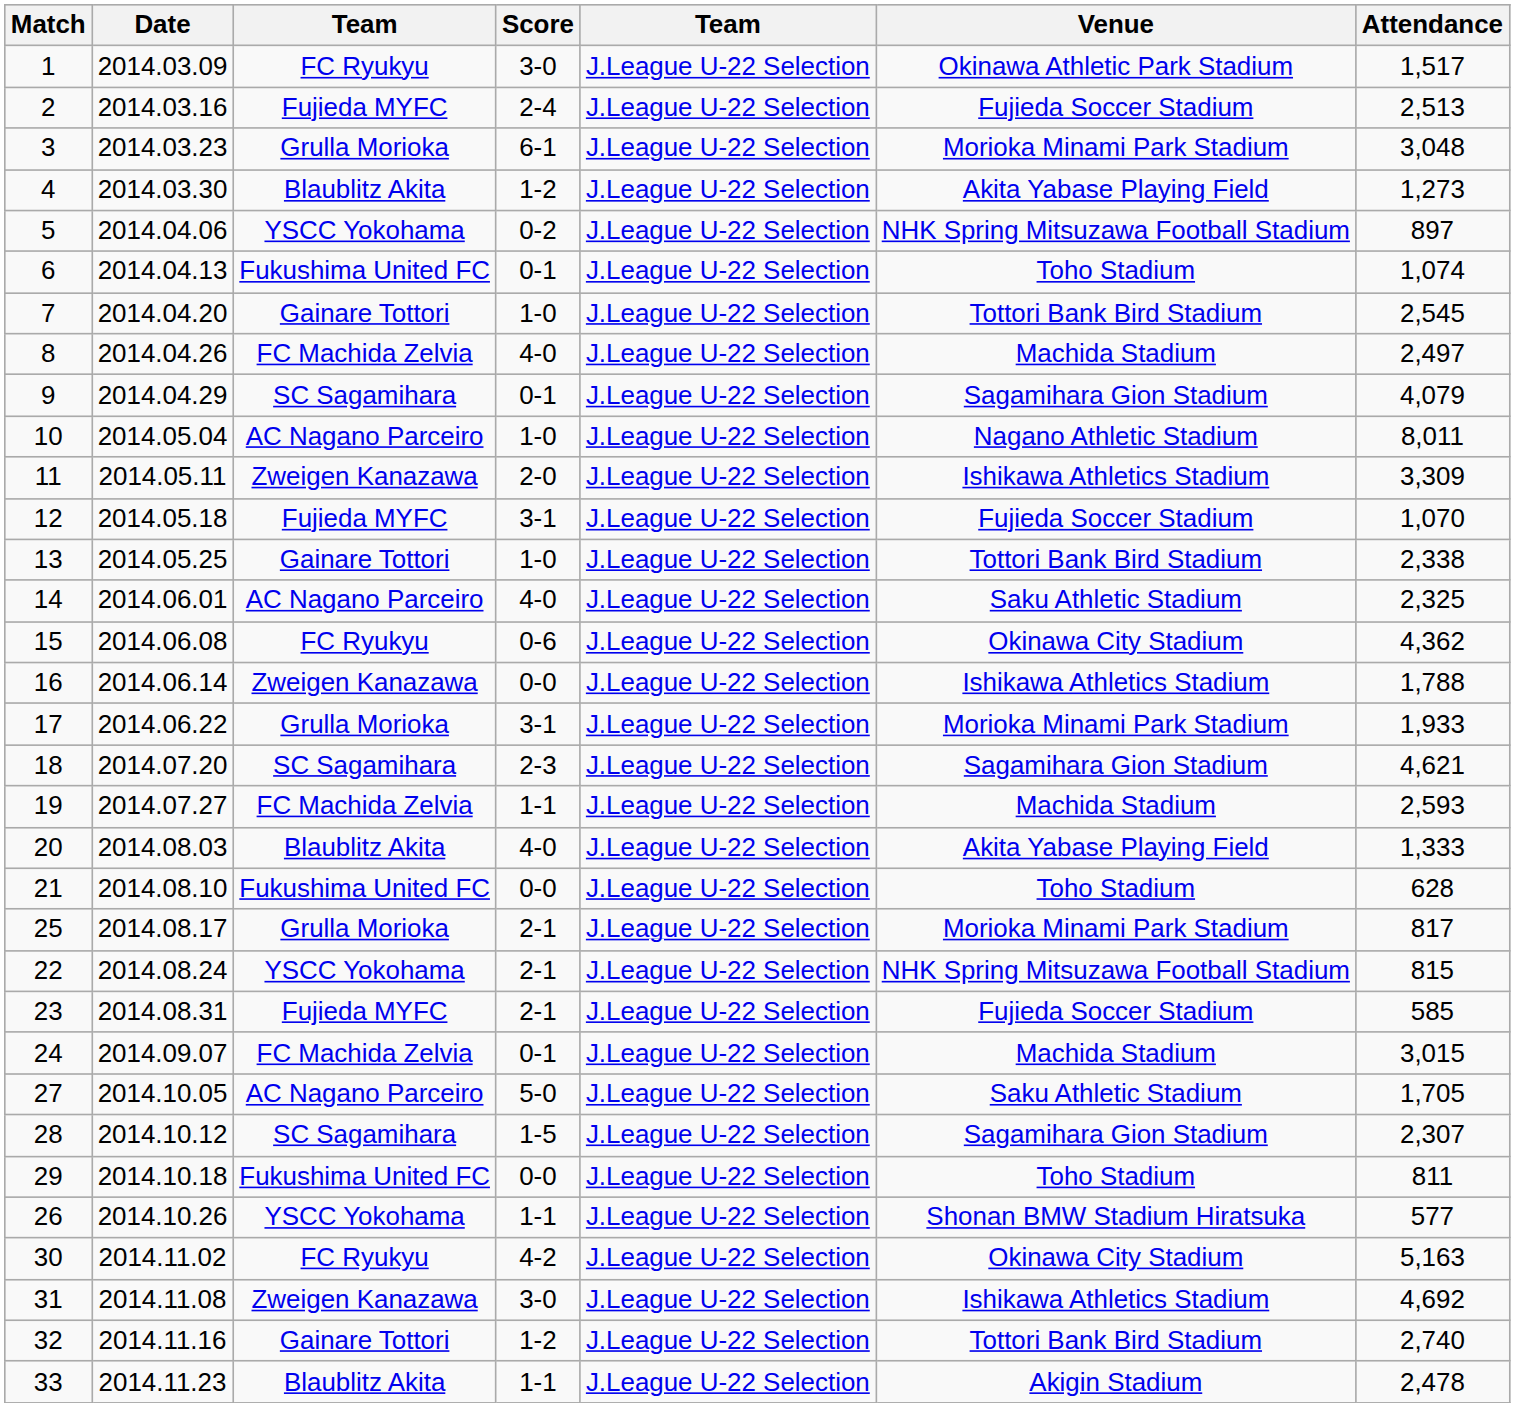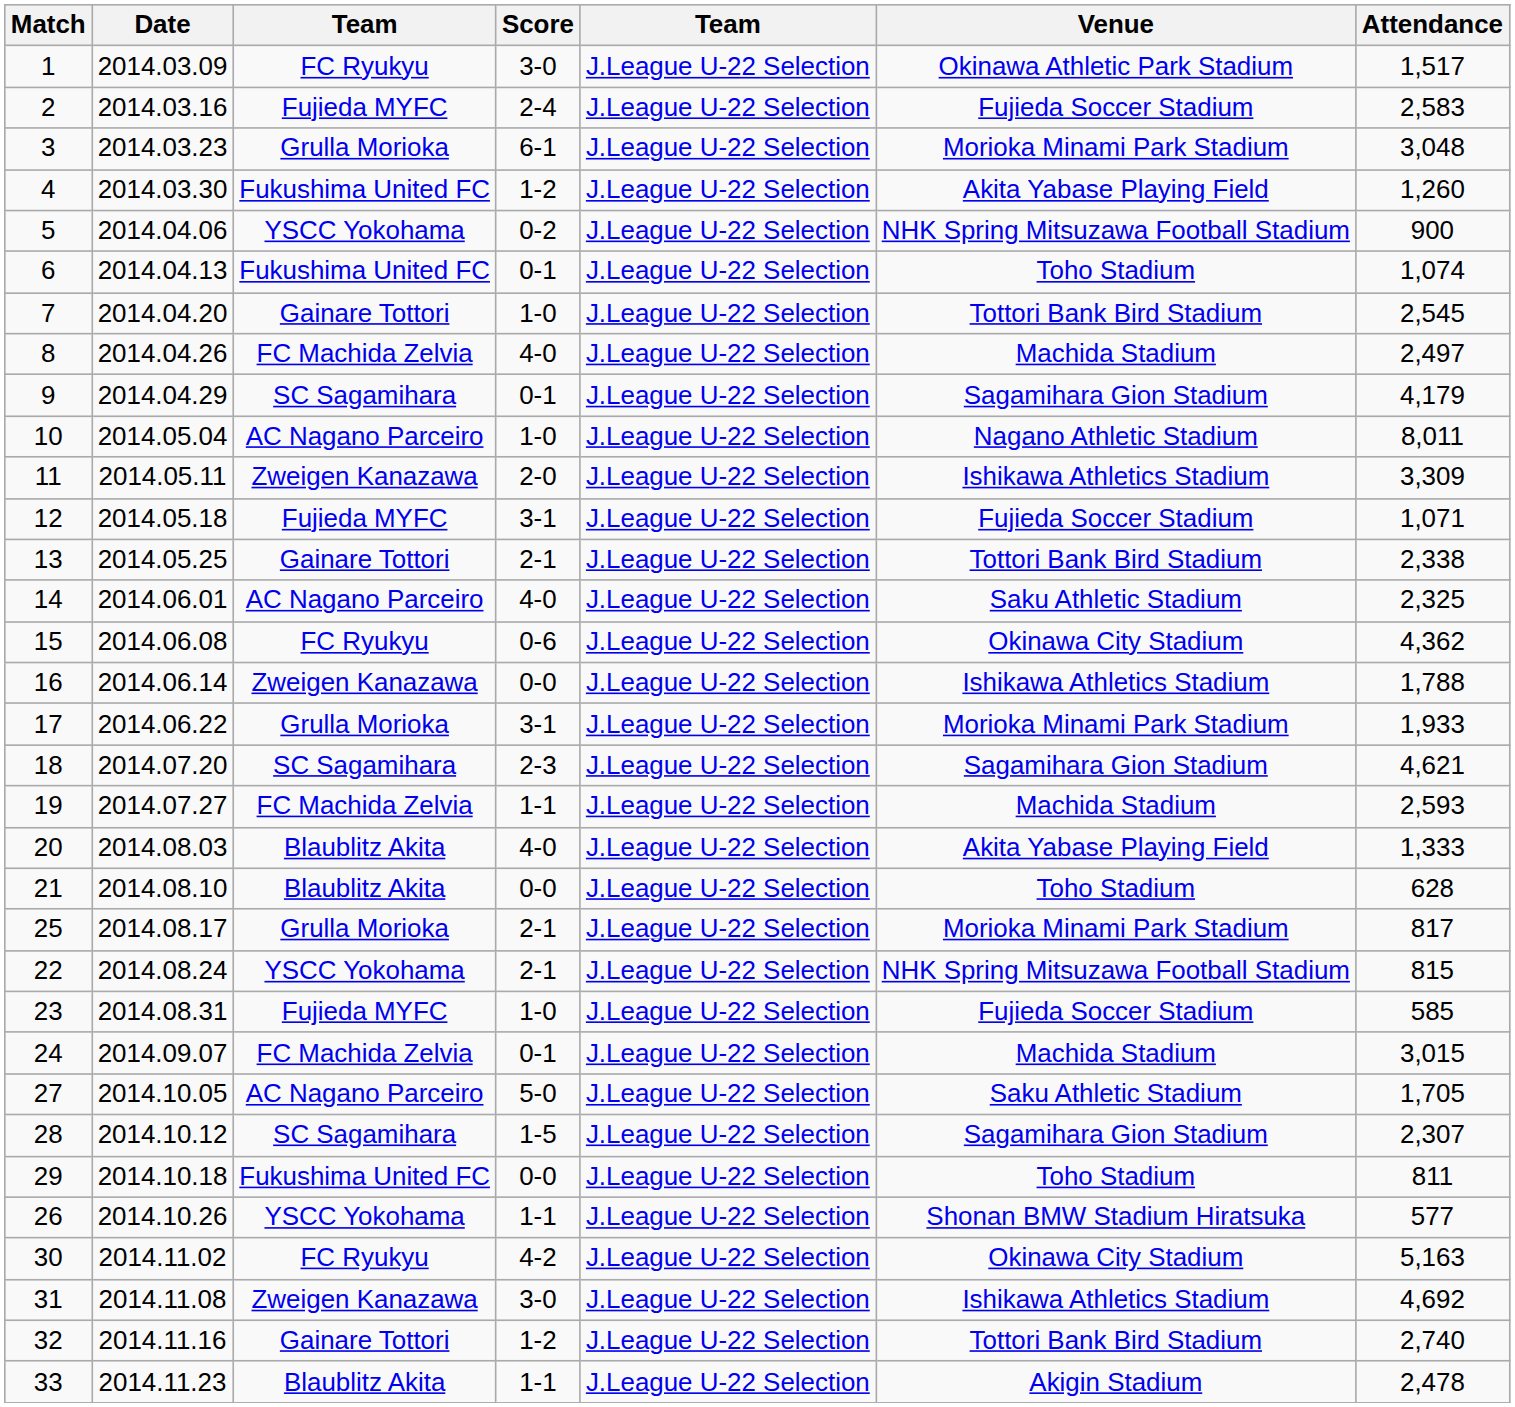(1432, 107) 2,513 -> (1432, 107) 2,583
(365, 189) Blaublitz Akita -> (365, 189) Fukushima United FC
(1432, 189) 1,273 -> (1432, 189) 1,260
(1432, 230) 897 -> (1432, 230) 900
(1432, 395) 4,079 -> (1432, 395) 4,179
(1432, 518) 1,070 -> (1432, 518) 1,071
(538, 559) 1-0 -> (538, 559) 2-1
(365, 888) Fukushima United FC -> (365, 888) Blaublitz Akita
(538, 1011) 2-1 -> (538, 1011) 1-0
